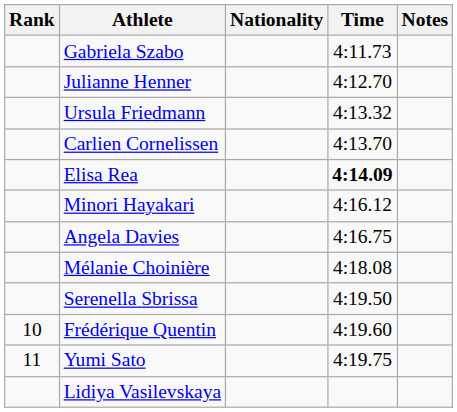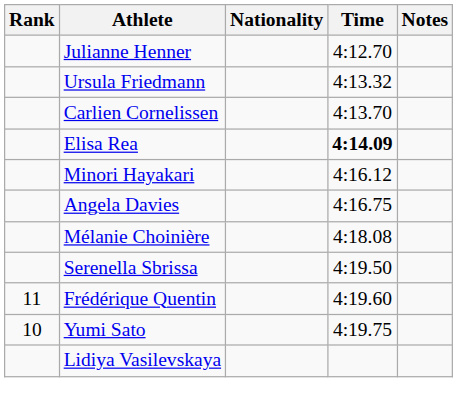- row: (124, 50)
(32, 329) 10 -> (32, 298) 11
(32, 360) 11 -> (32, 329) 10
